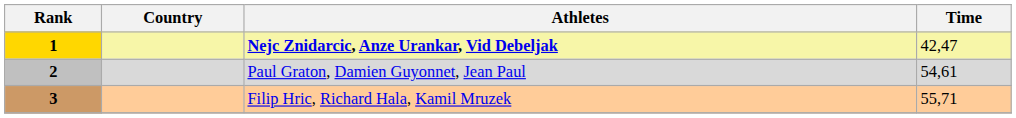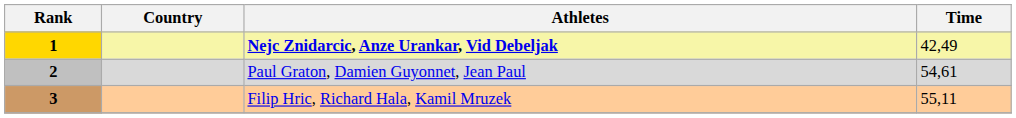(939, 45) 42,47 -> (939, 45) 42,49
(939, 99) 55,71 -> (939, 99) 55,11
